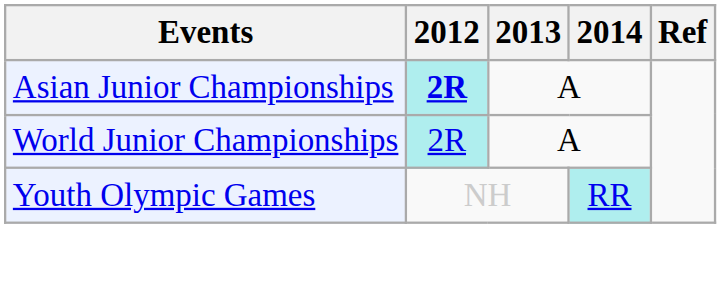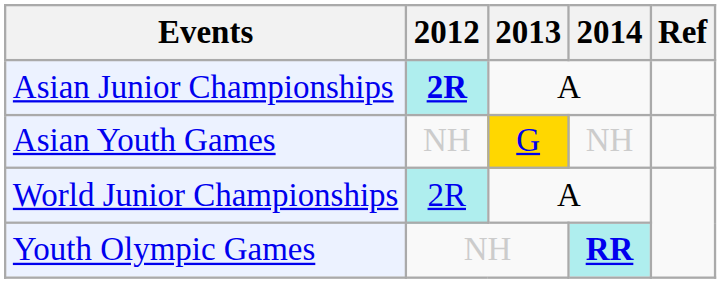+ row: (144, 140)
(610, 195) normal -> (610, 249) bold
